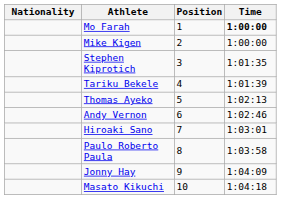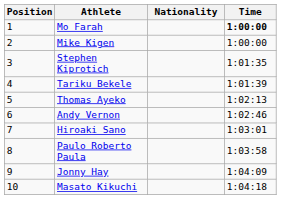columns swapped: (199, 12) <-> (43, 12)
